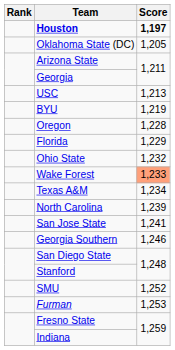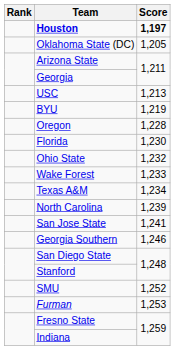(153, 142) 1,229 -> (153, 142) 1,230
(153, 175) lightsalmon background -> (153, 175) no background
